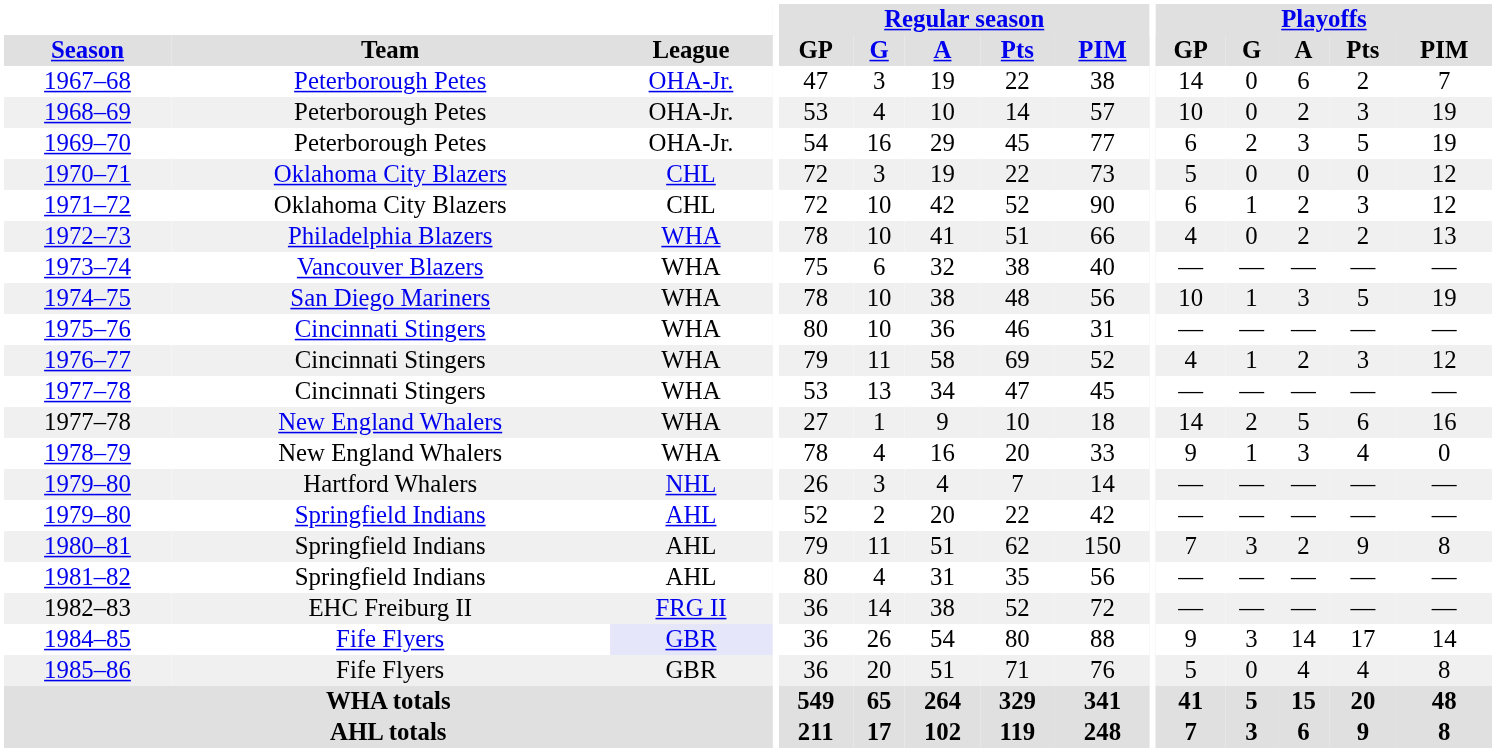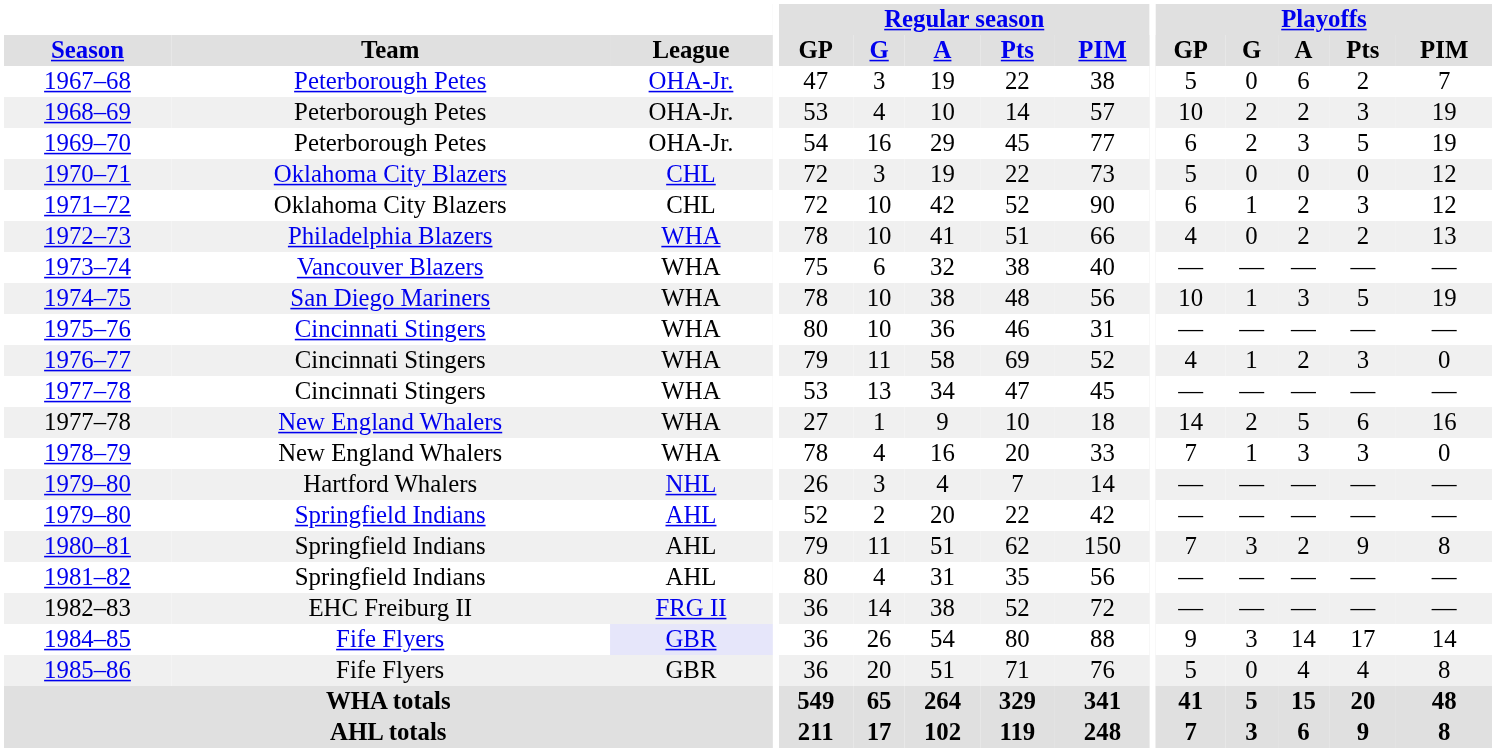(1191, 81) 14 -> (1191, 81) 5
(1252, 112) 0 -> (1252, 112) 2
(1444, 360) 12 -> (1444, 360) 0
(1191, 453) 9 -> (1191, 453) 7
(1363, 453) 4 -> (1363, 453) 3
